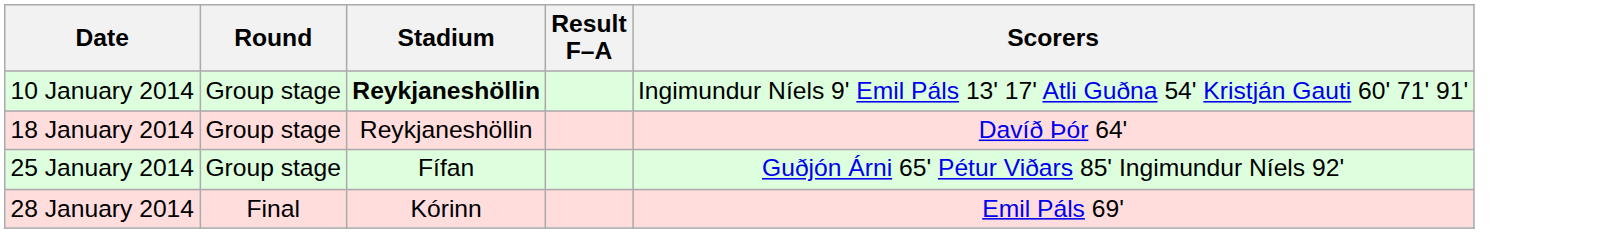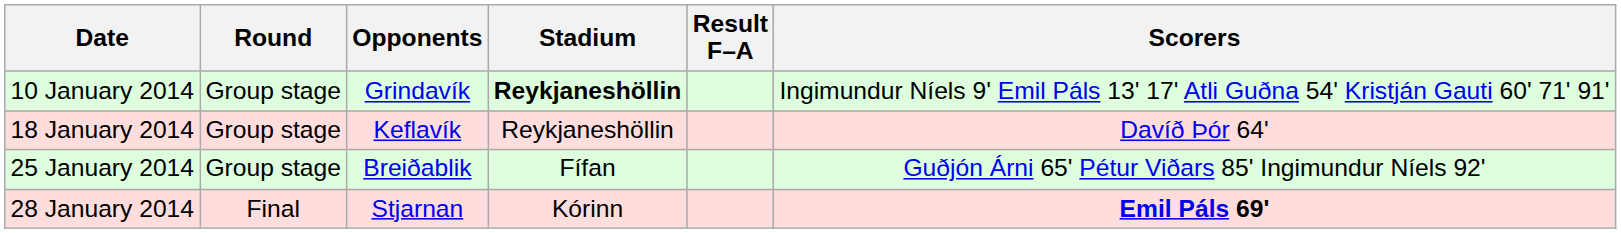+ column: (417, 37)
(1053, 208) normal -> (1194, 208) bold
